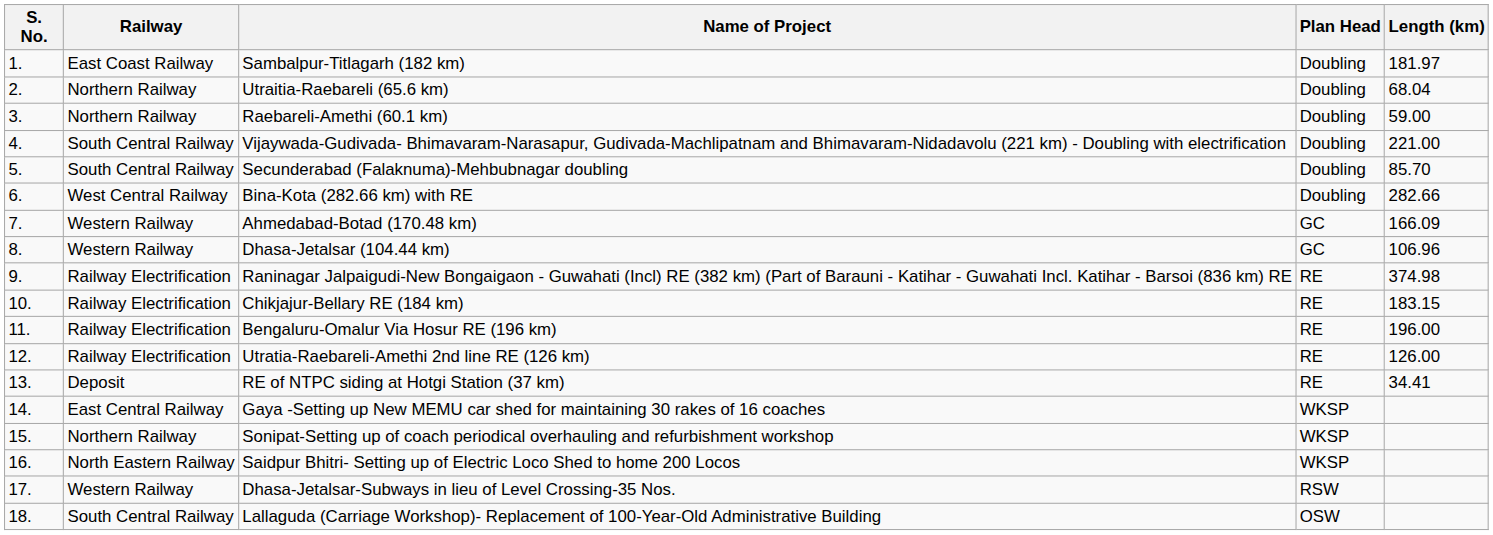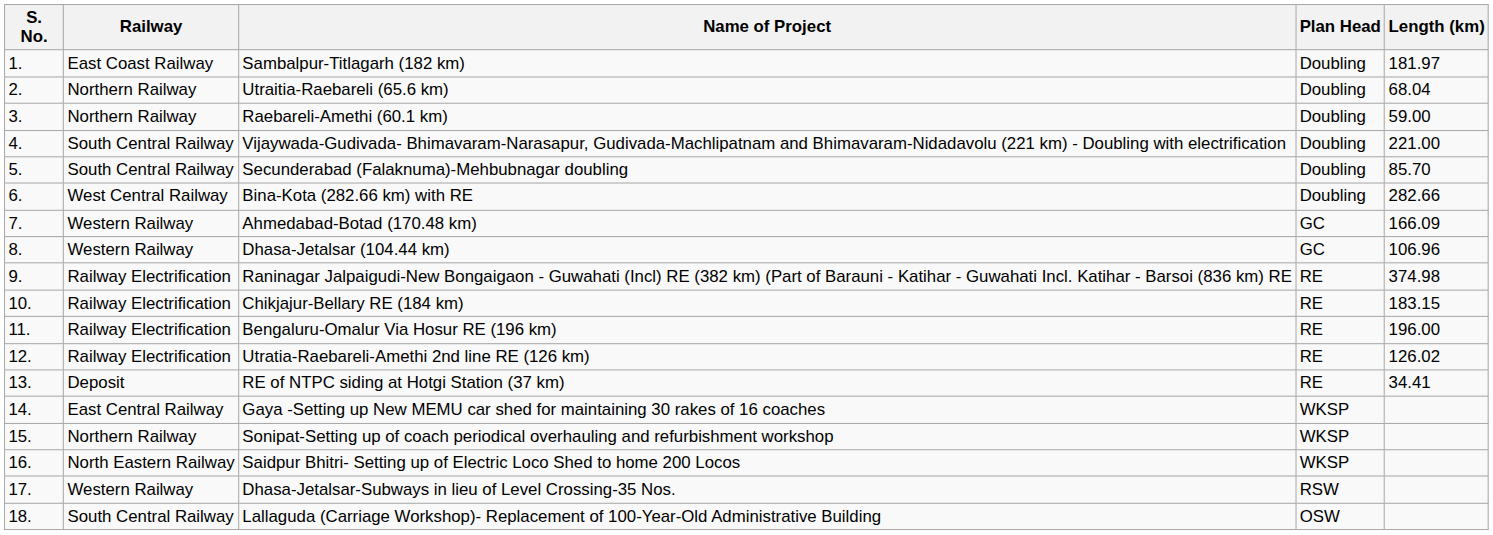(1414, 356) 126.00 -> (1414, 356) 126.02
